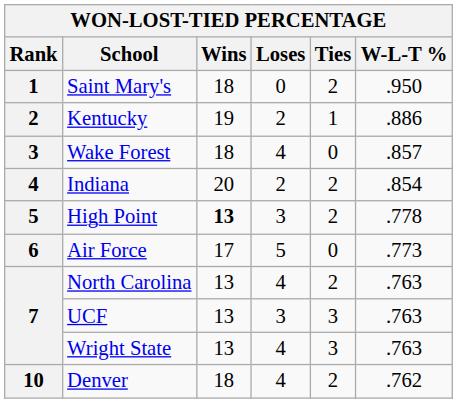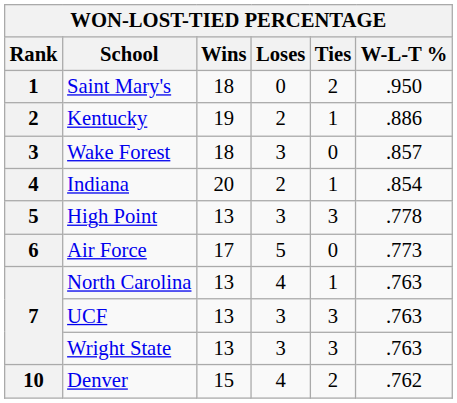(281, 151) 4 -> (281, 151) 3
(333, 184) 2 -> (333, 184) 1
(224, 217) bold -> (224, 217) normal
(333, 217) 2 -> (333, 217) 3
(333, 282) 2 -> (333, 282) 1
(281, 348) 4 -> (281, 348) 3
(224, 380) 18 -> (224, 380) 15
